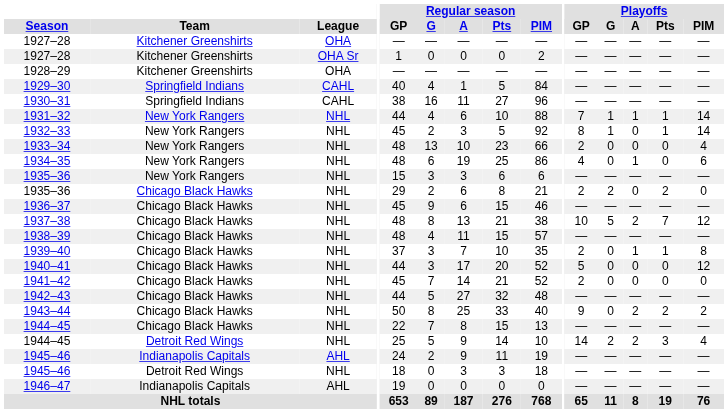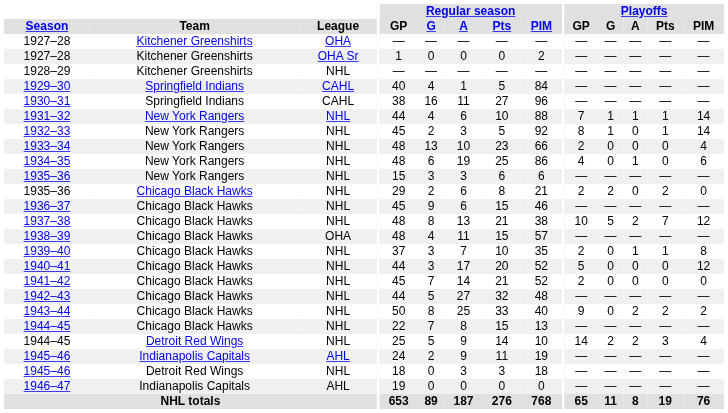(338, 71) OHA -> (338, 71) NHL
(338, 236) NHL -> (338, 236) OHA
